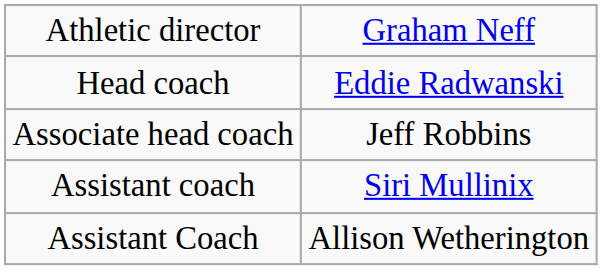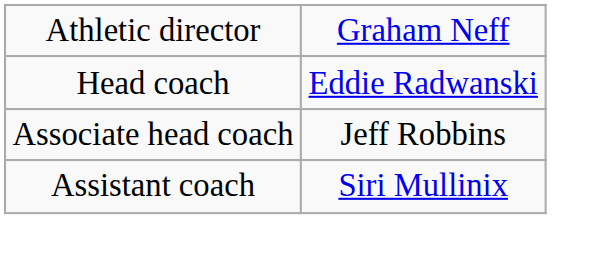- row: (153, 237)
